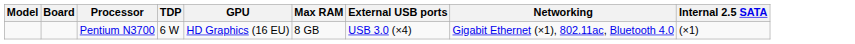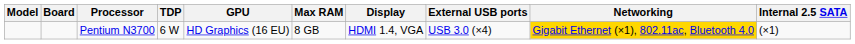+ column: (386, 13)
(563, 30) no background -> (643, 30) gold background
